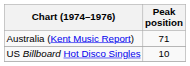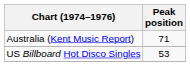(164, 54) 10 -> (164, 54) 53
